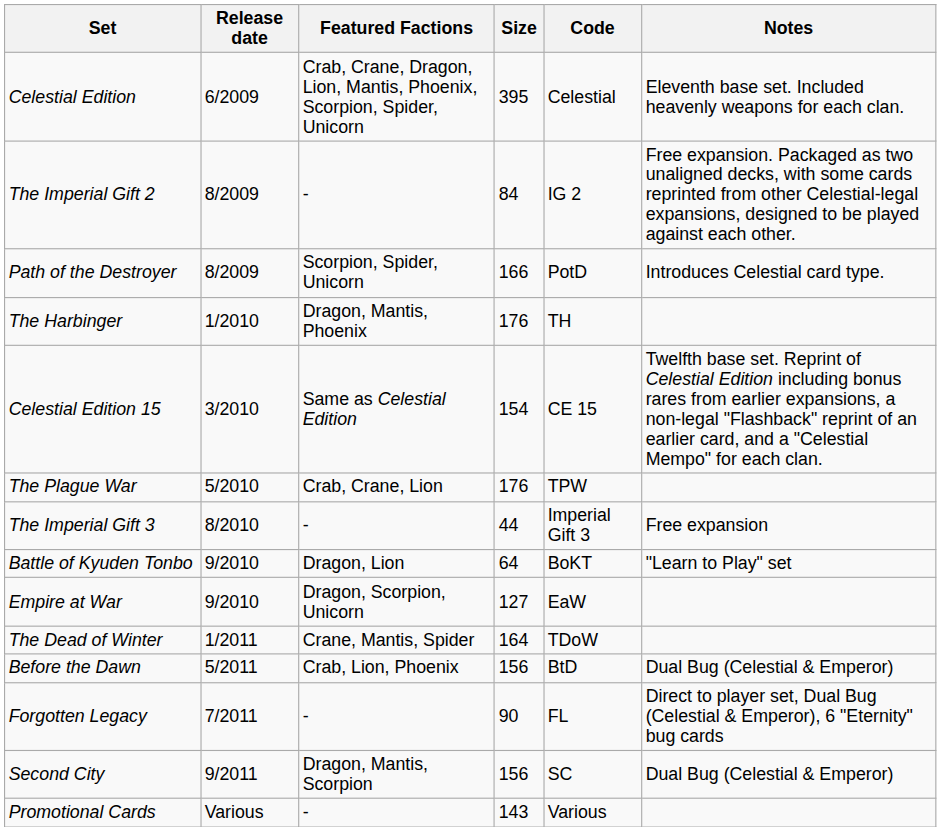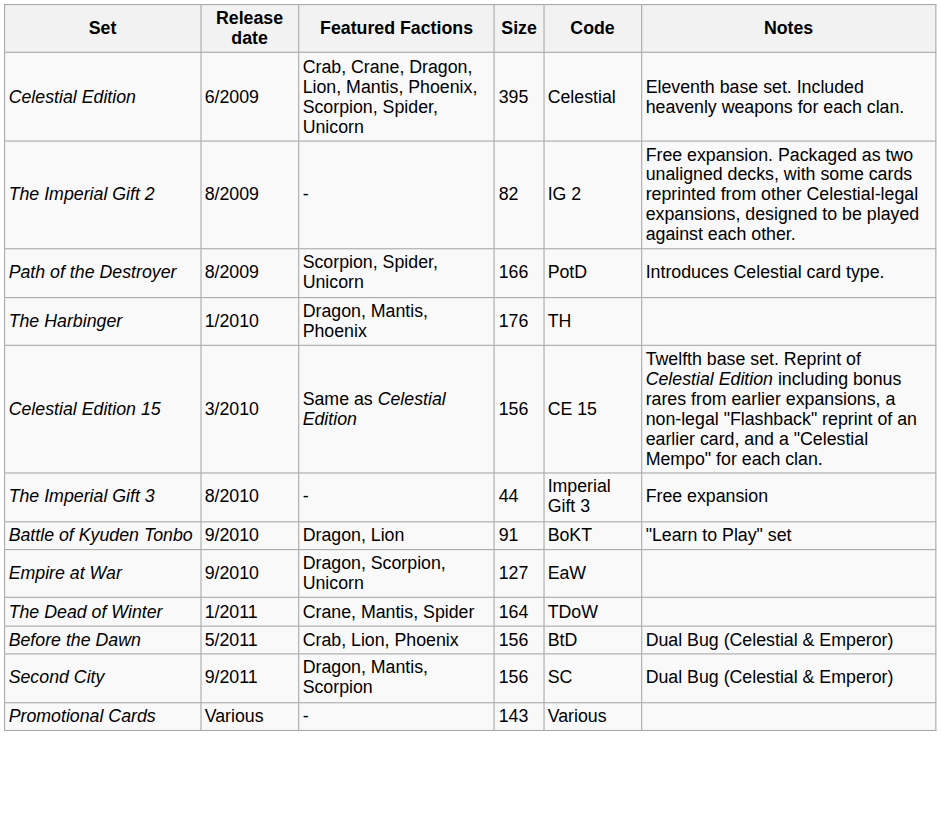(509, 194) 84 -> (509, 194) 82
(513, 409) 154 -> (513, 409) 156
- row: (73, 487)
(509, 563) 64 -> (509, 535) 91
- row: (78, 716)
